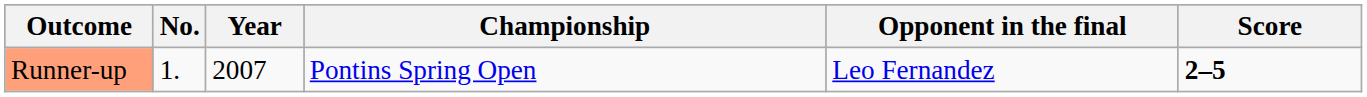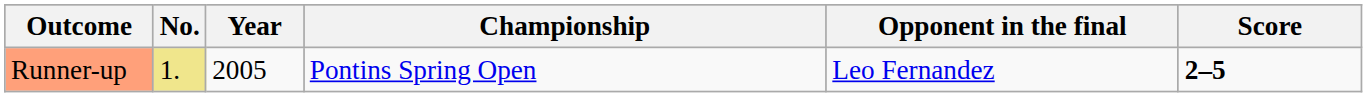(170, 69) no background -> (170, 69) khaki background
(239, 69) 2007 -> (239, 69) 2005
